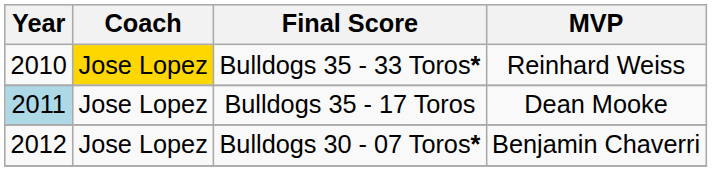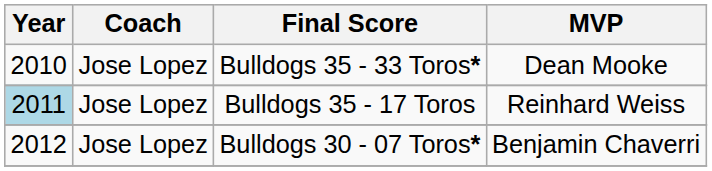(143, 64) gold background -> (143, 64) no background
(596, 64) Reinhard Weiss -> (596, 64) Dean Mooke
(596, 104) Dean Mooke -> (596, 104) Reinhard Weiss
